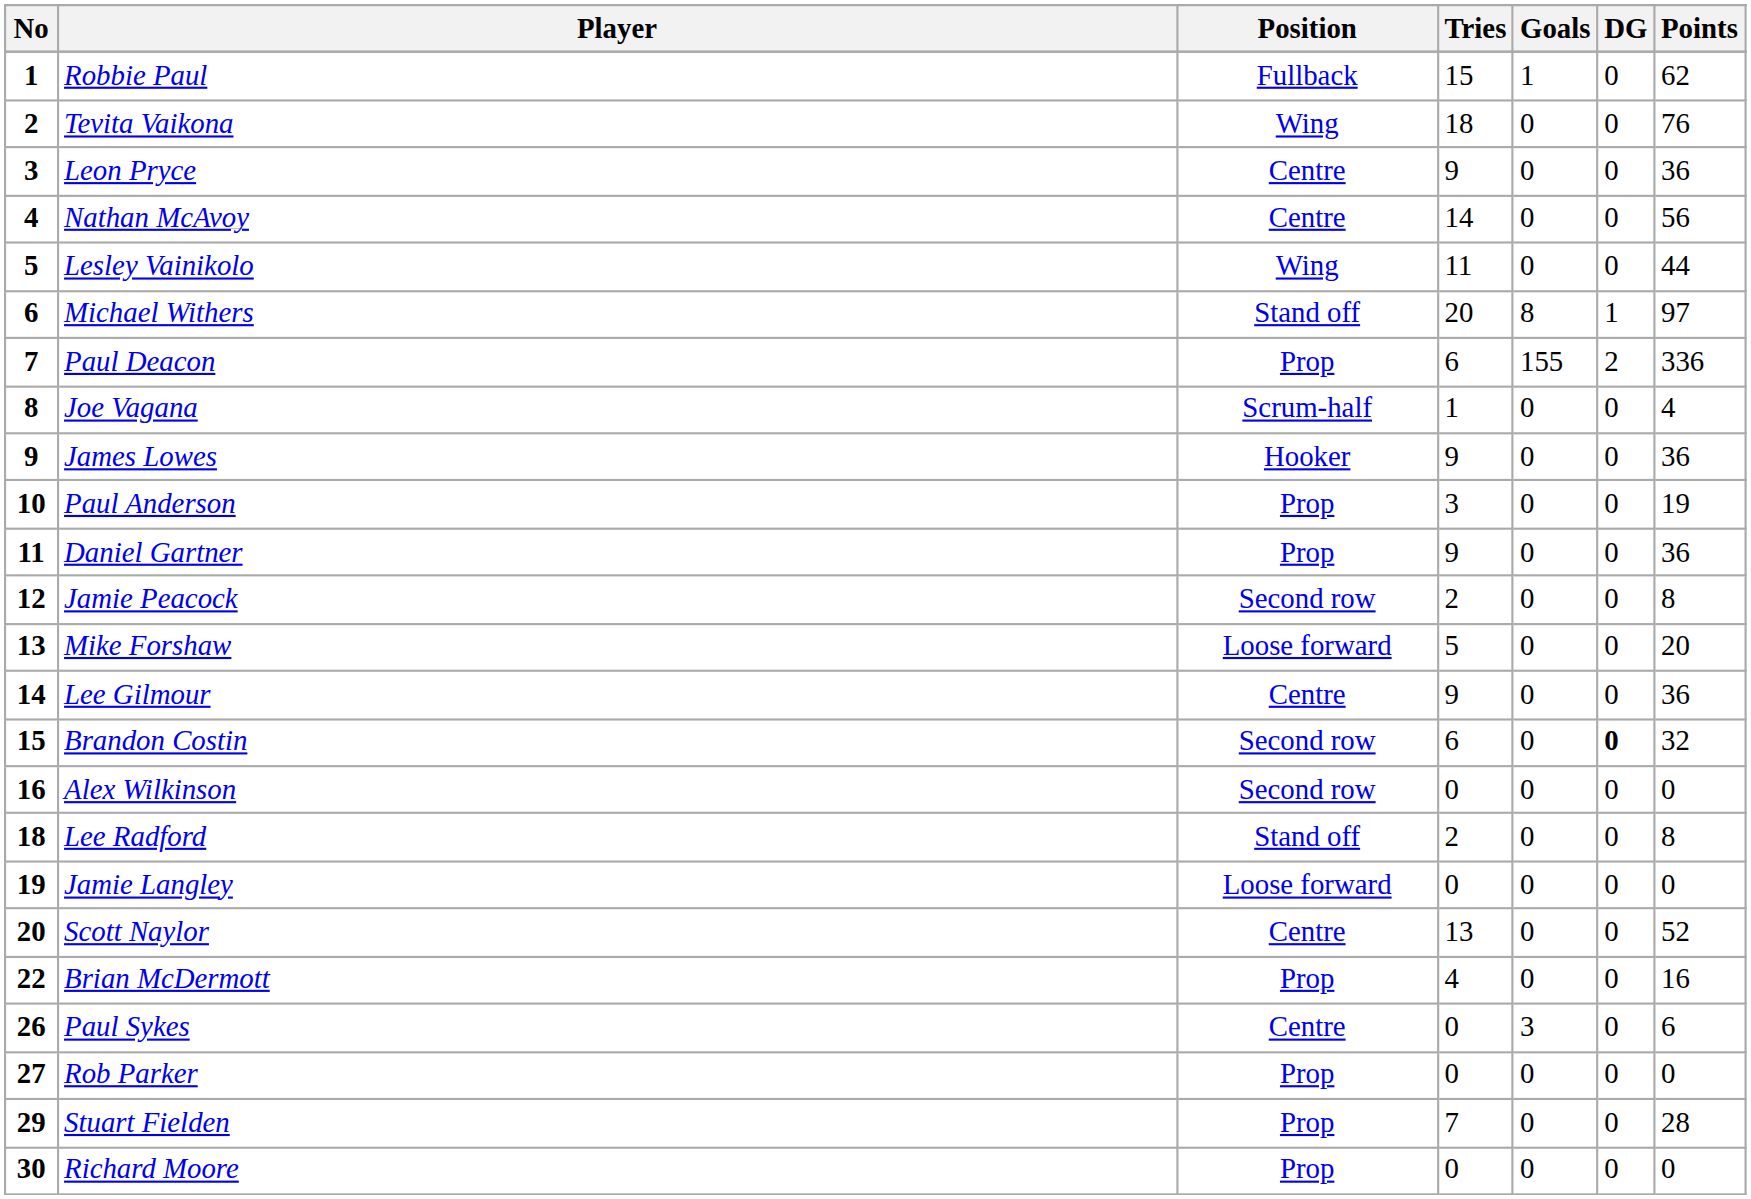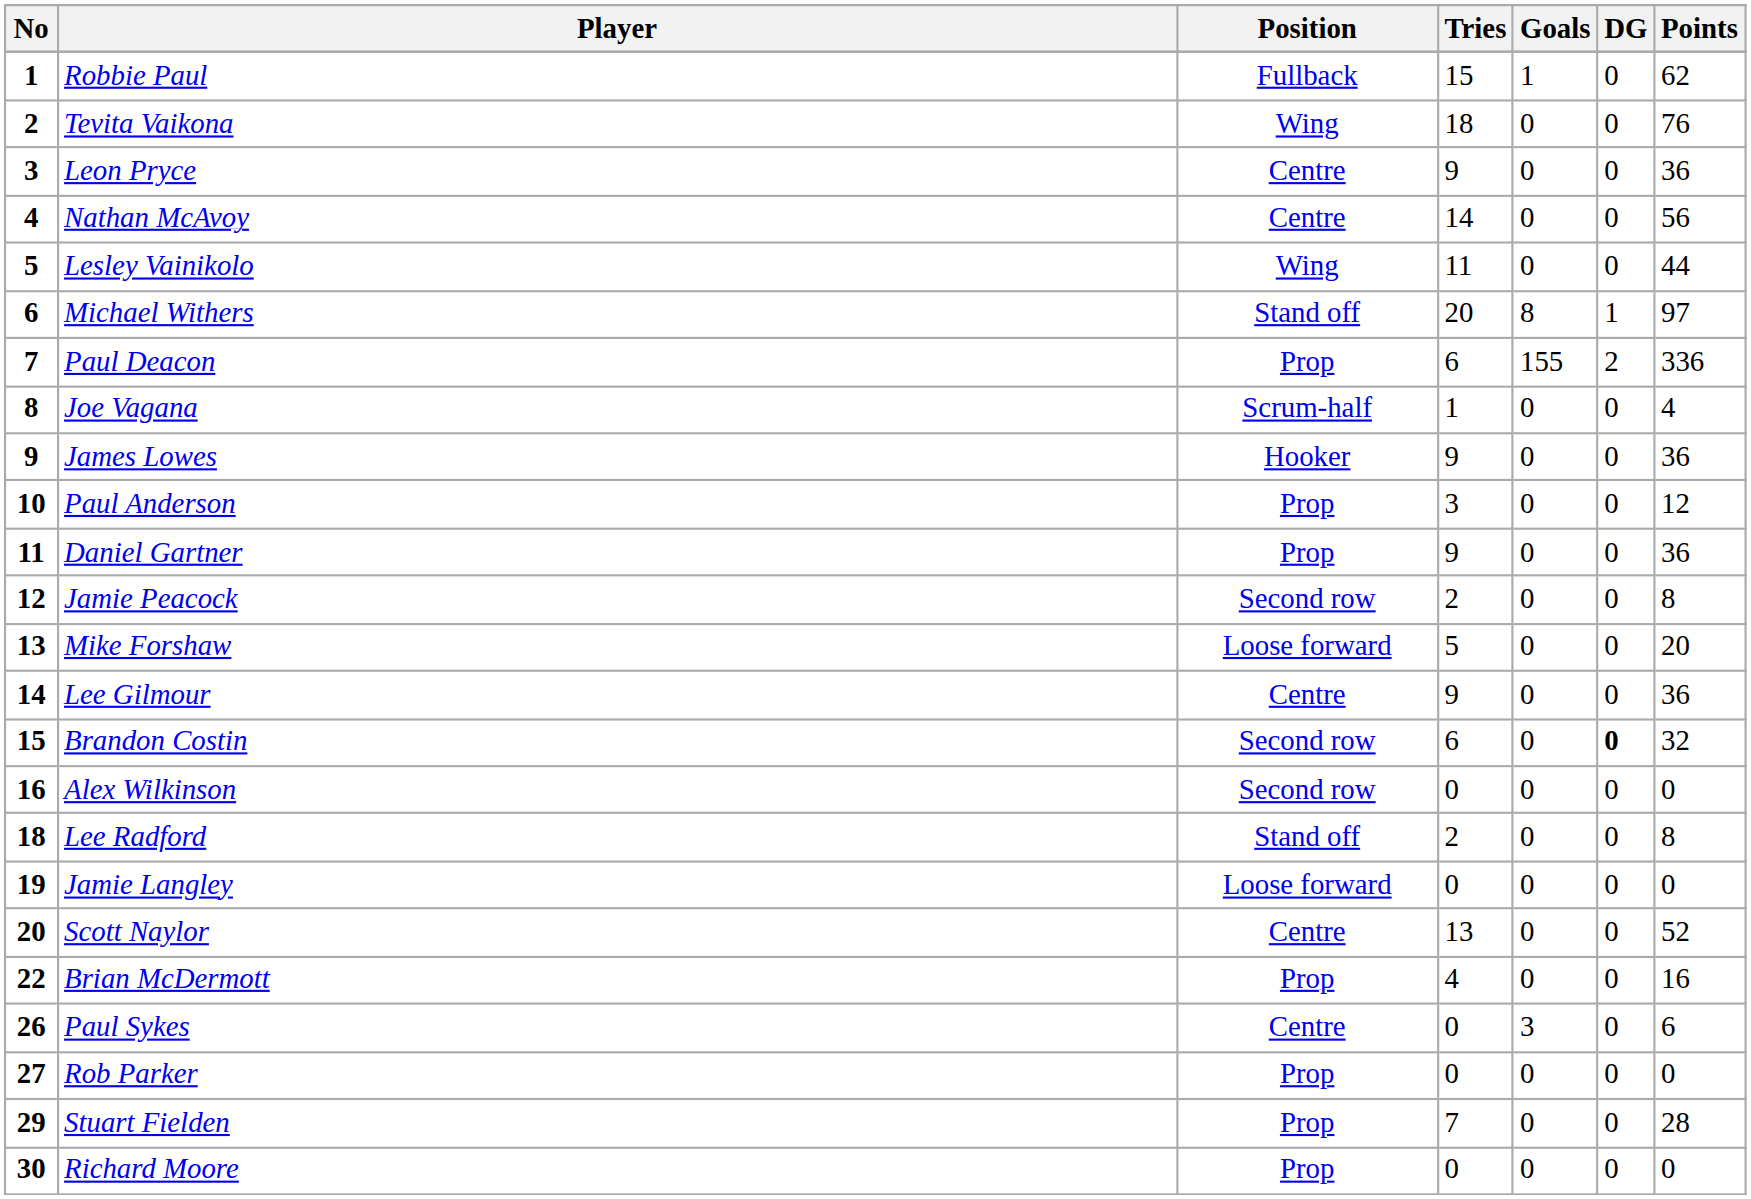(1675, 503) 19 -> (1675, 503) 12
